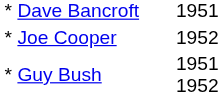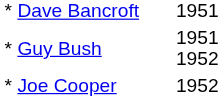rows swapped: (53, 74) <-> (61, 37)
